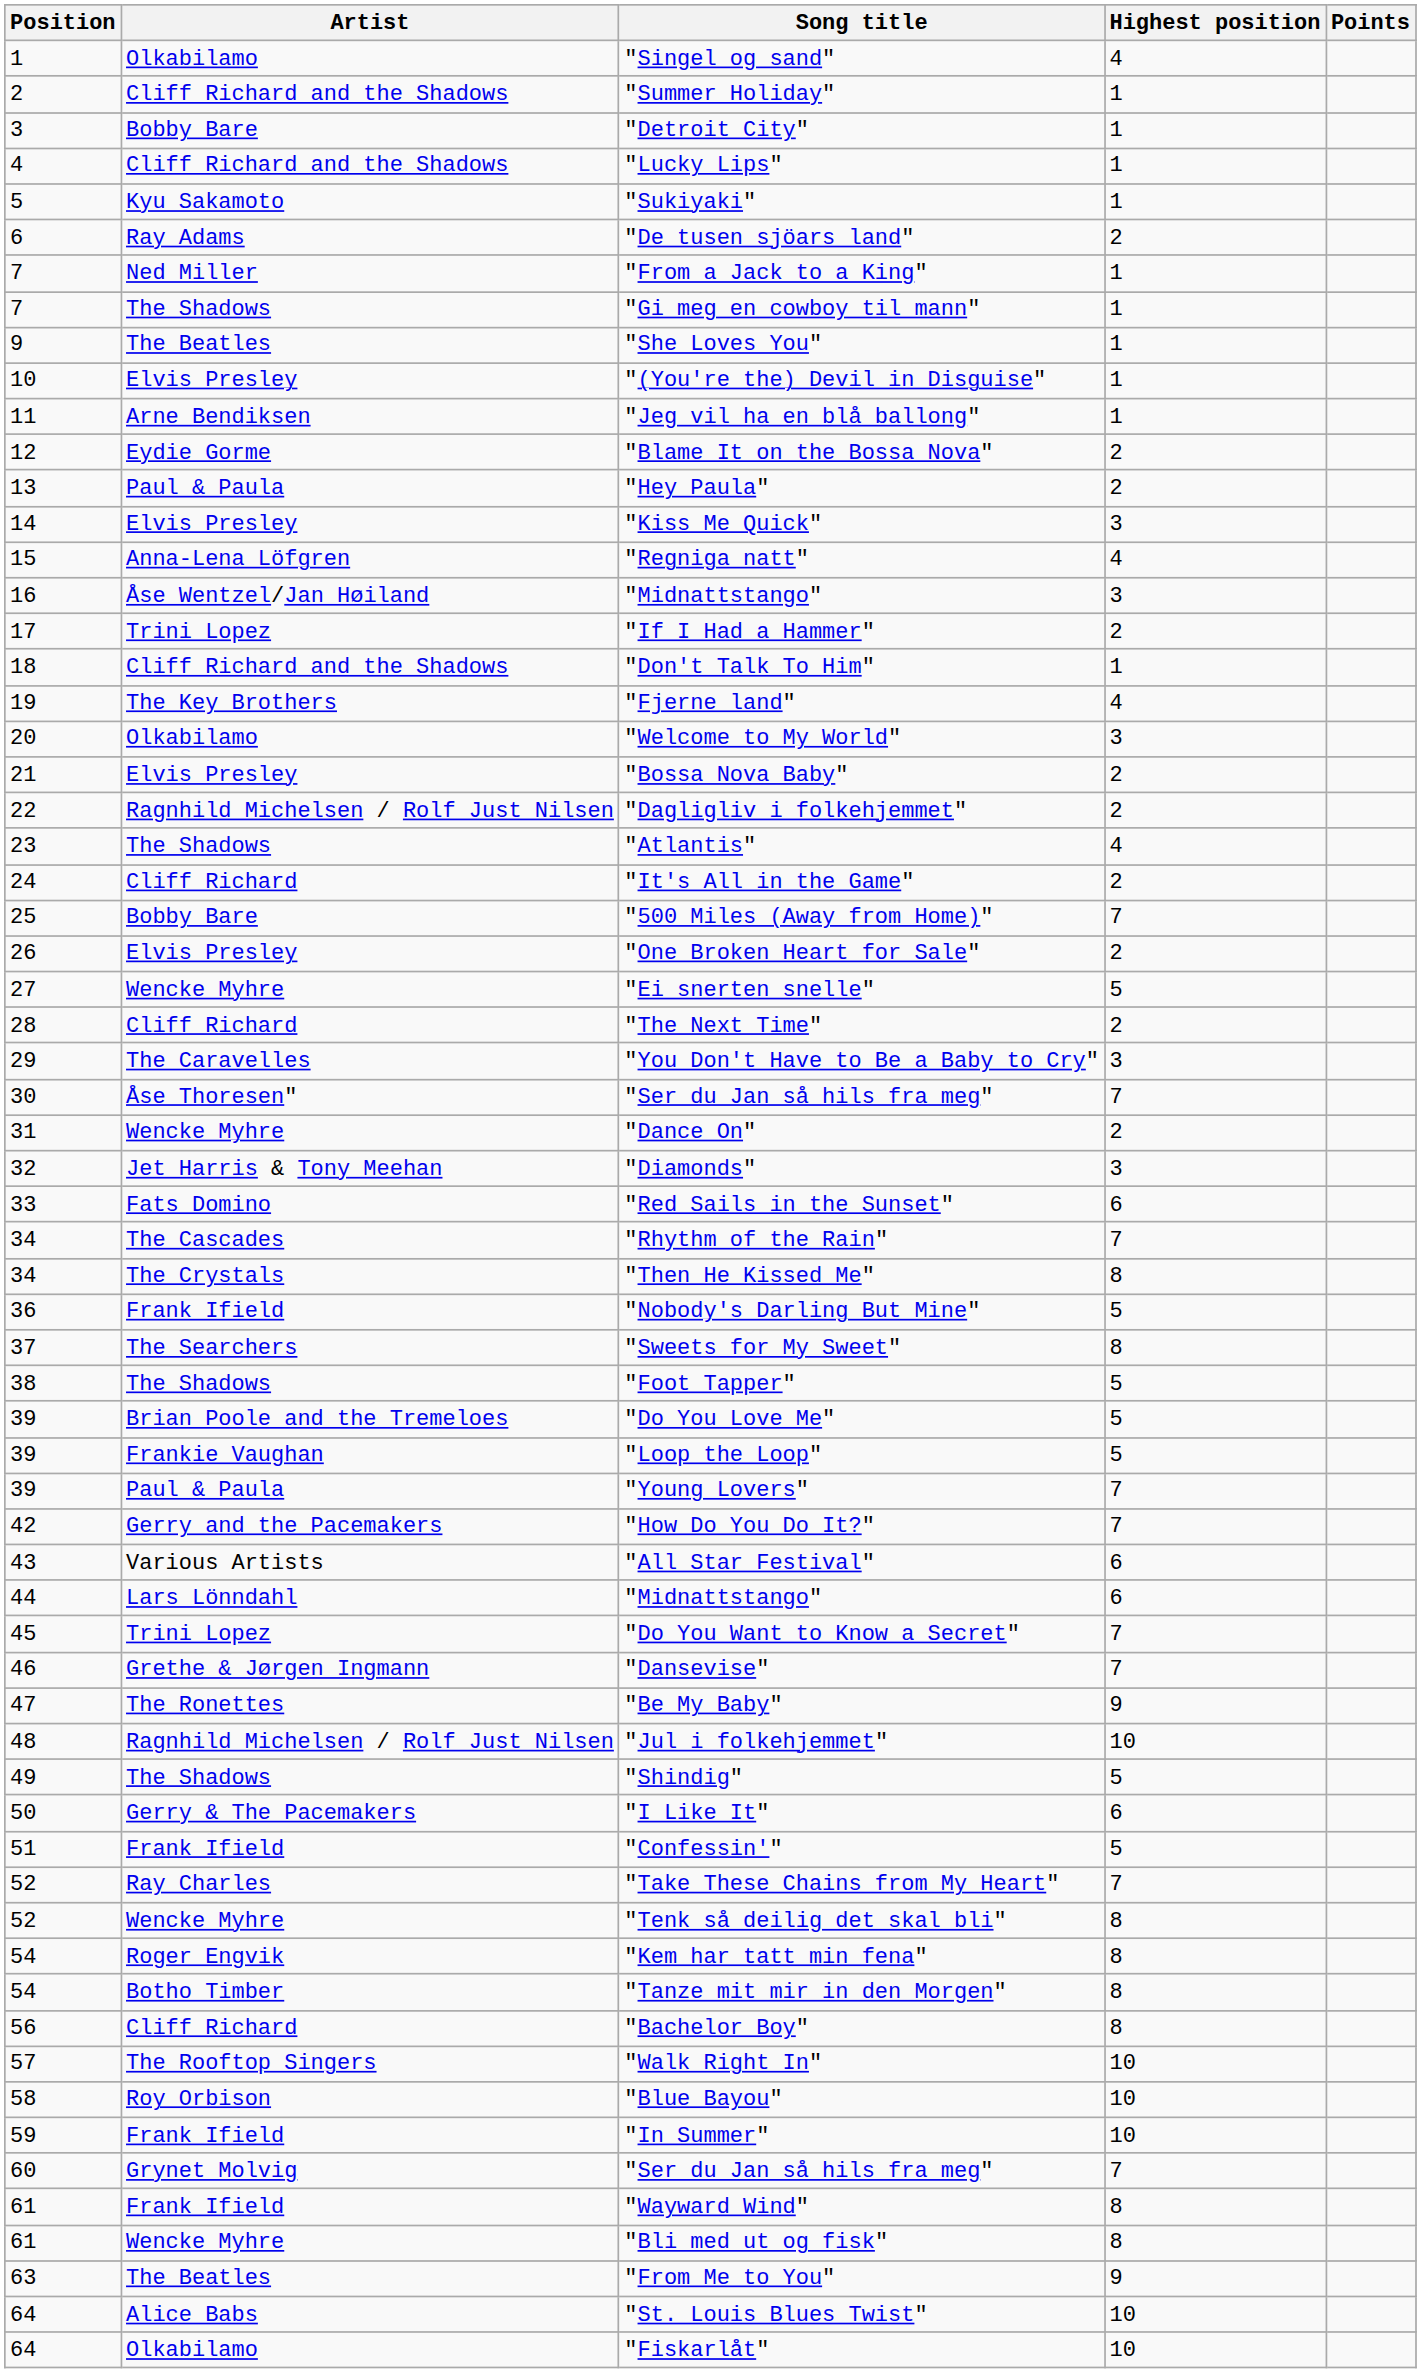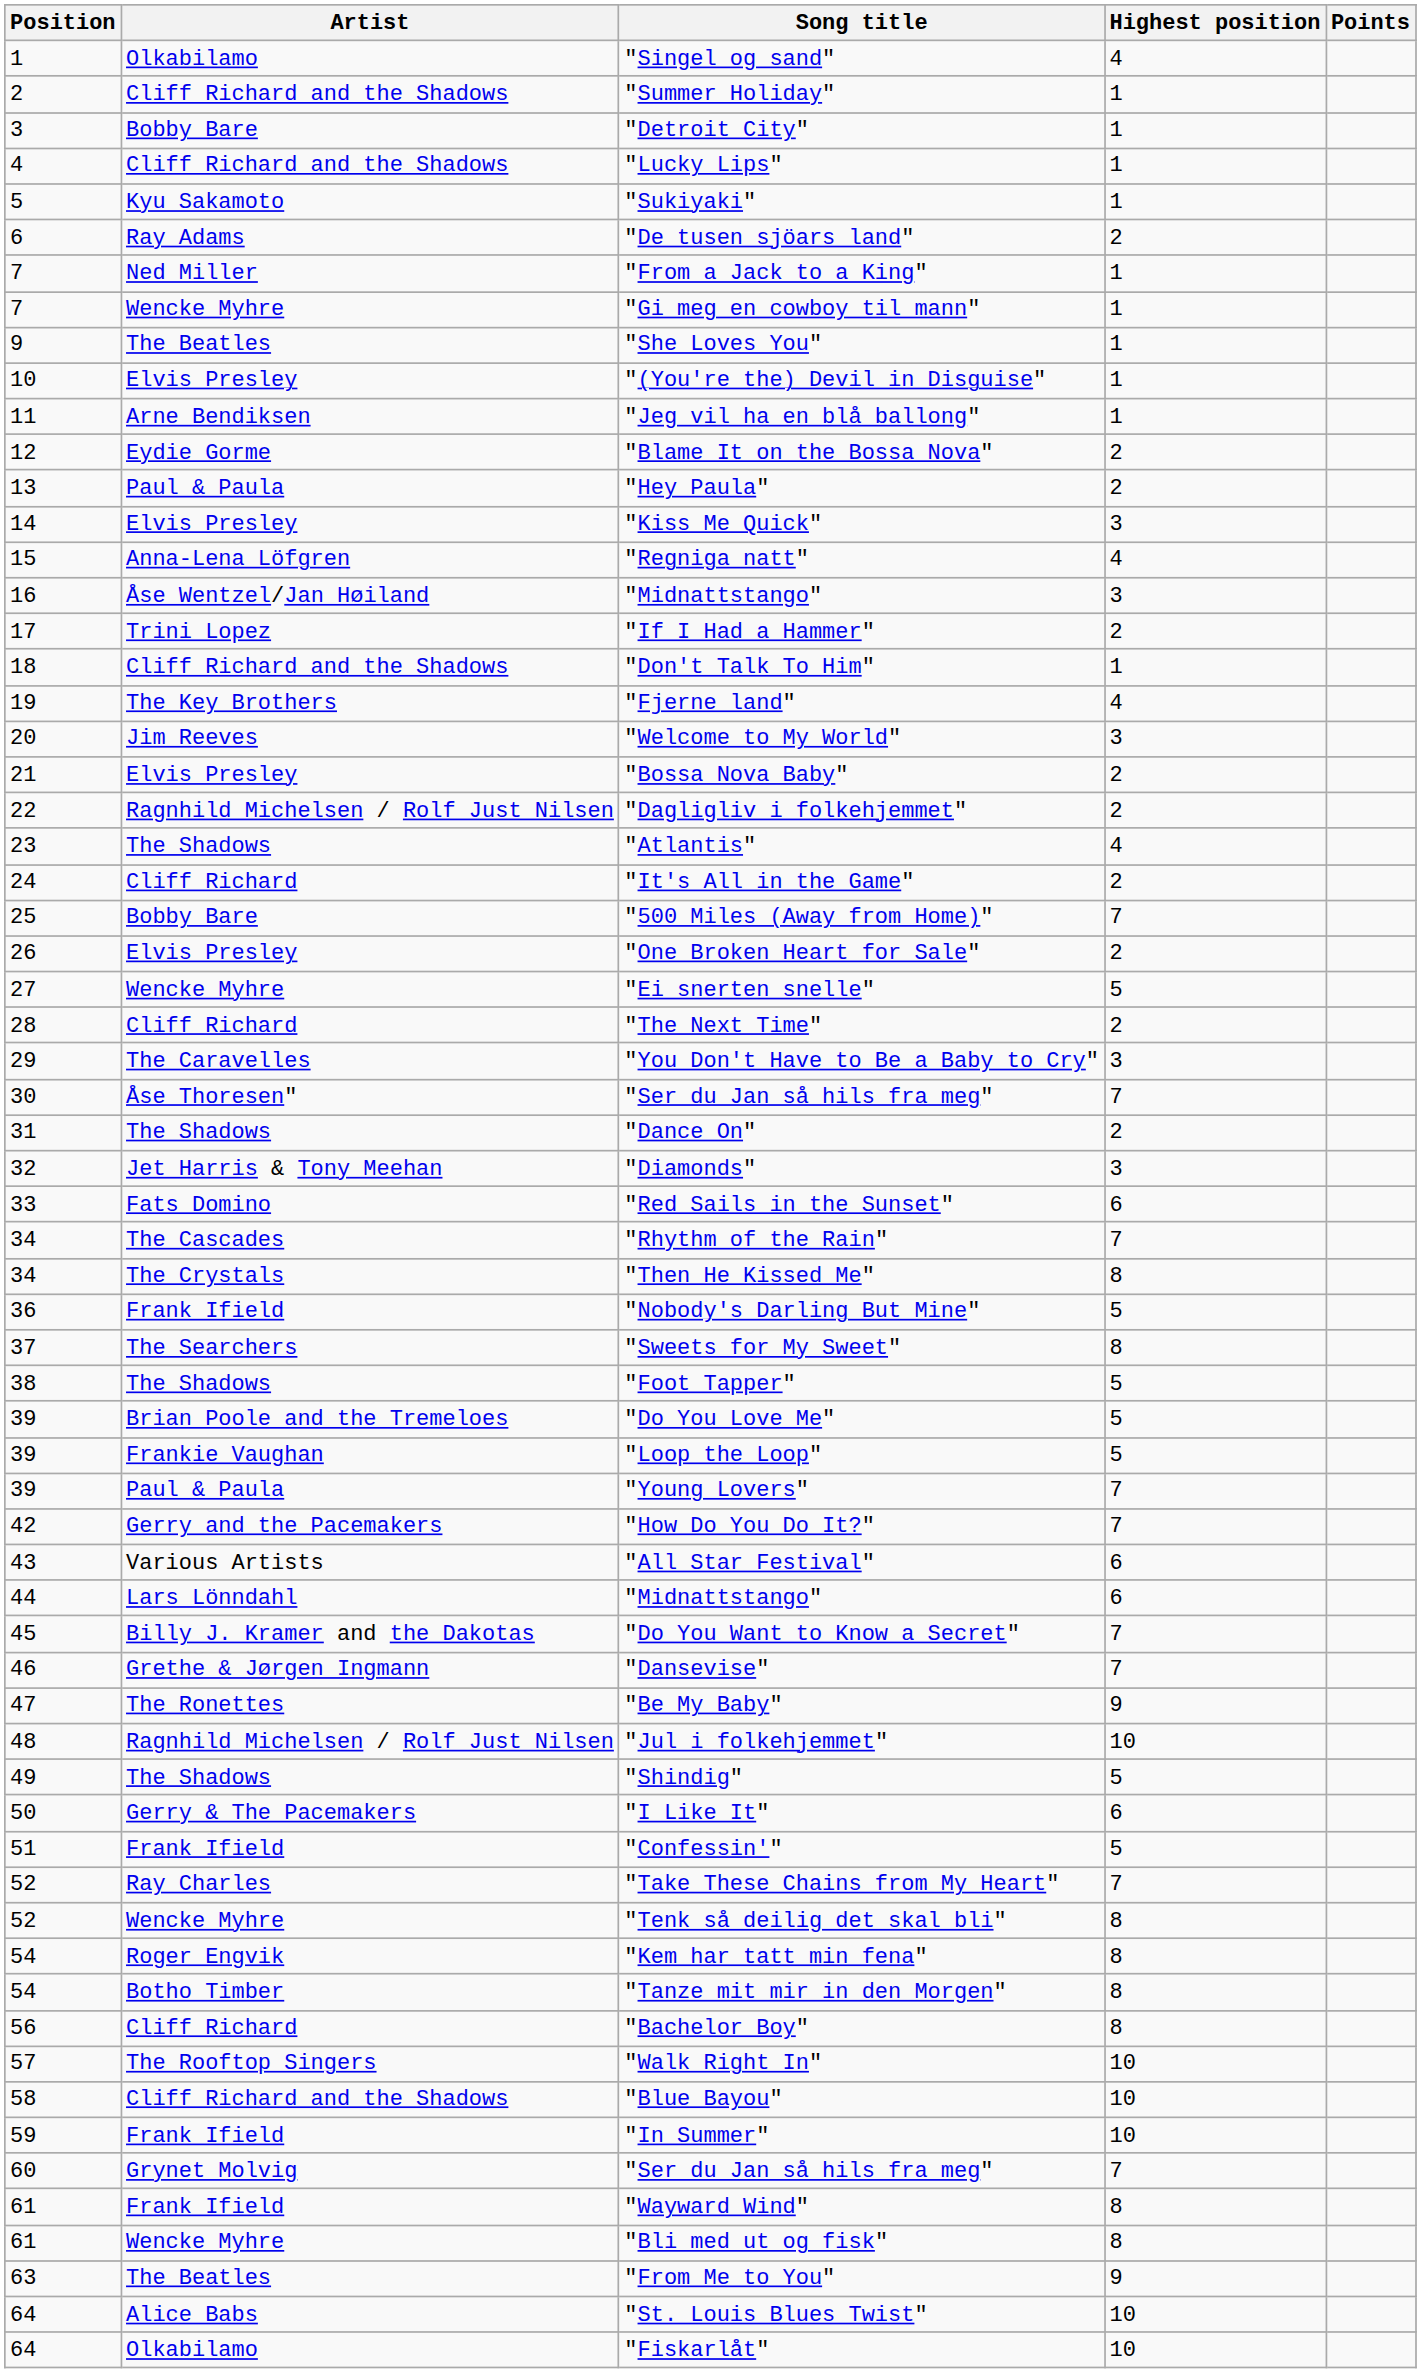(199, 309) The Shadows -> (205, 309) Wencke Myhre
(192, 739) Olkabilamo -> (192, 739) Jim Reeves
(205, 1133) Wencke Myhre -> (199, 1133) The Shadows
(199, 1634) Trini Lopez -> (330, 1634) Billy J. Kramer and the Dakotas
(199, 2100) Roy Orbison -> (317, 2100) Cliff Richard and the Shadows
